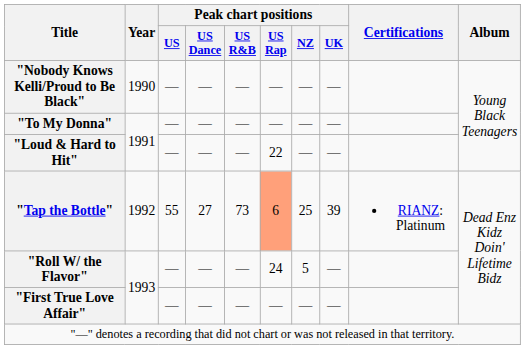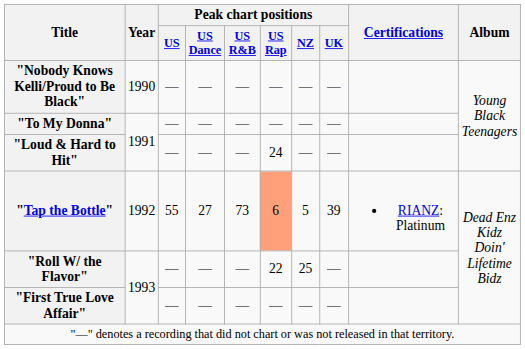(276, 152) 22 -> (276, 152) 24
(305, 210) 25 -> (305, 210) 5
(276, 269) 24 -> (276, 269) 22
(305, 269) 5 -> (305, 269) 25
